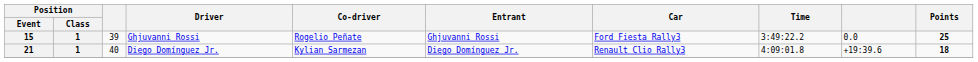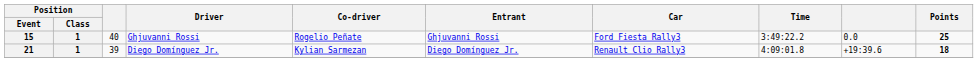(114, 38) 39 -> (114, 38) 40
(114, 51) 40 -> (114, 51) 39
